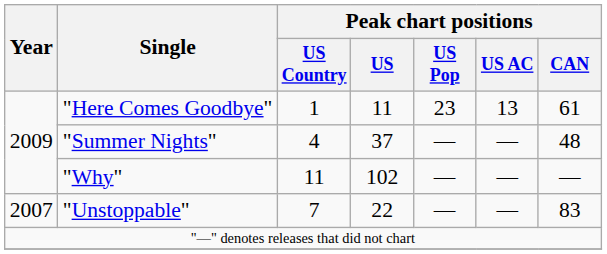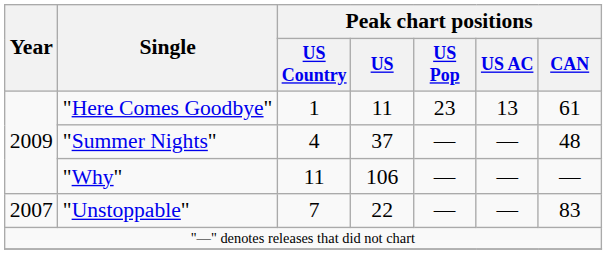(382, 176) 102 -> (382, 176) 106
